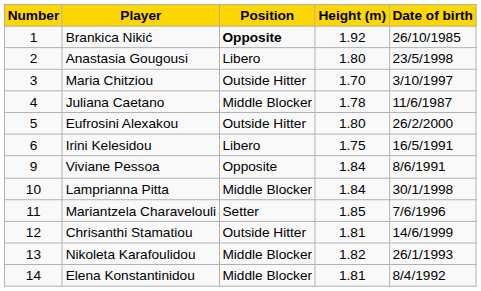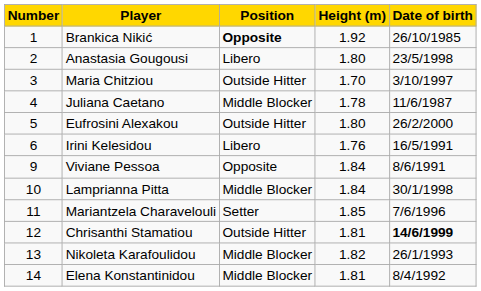(352, 145) 1.75 -> (352, 145) 1.76
(423, 232) normal -> (423, 232) bold
